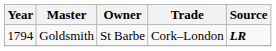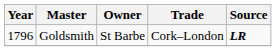(20, 35) 1794 -> (20, 35) 1796
